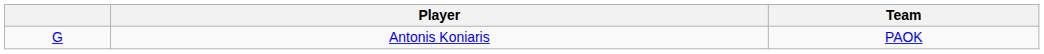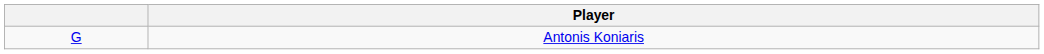- column: (904, 15)
